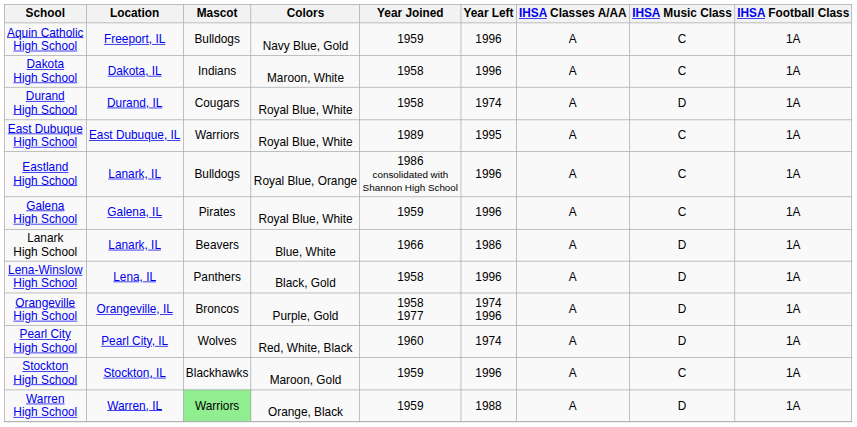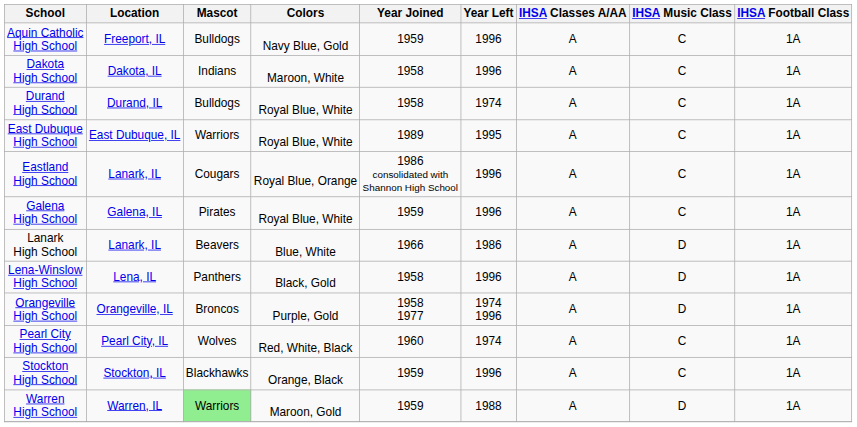(217, 103) Cougars -> (217, 103) Bulldogs
(682, 103) D -> (682, 103) C
(217, 174) Bulldogs -> (217, 174) Cougars
(682, 341) D -> (682, 341) C
(305, 380) Maroon, Gold -> (305, 380) Orange, Black
(305, 412) Orange, Black -> (305, 412) Maroon, Gold
